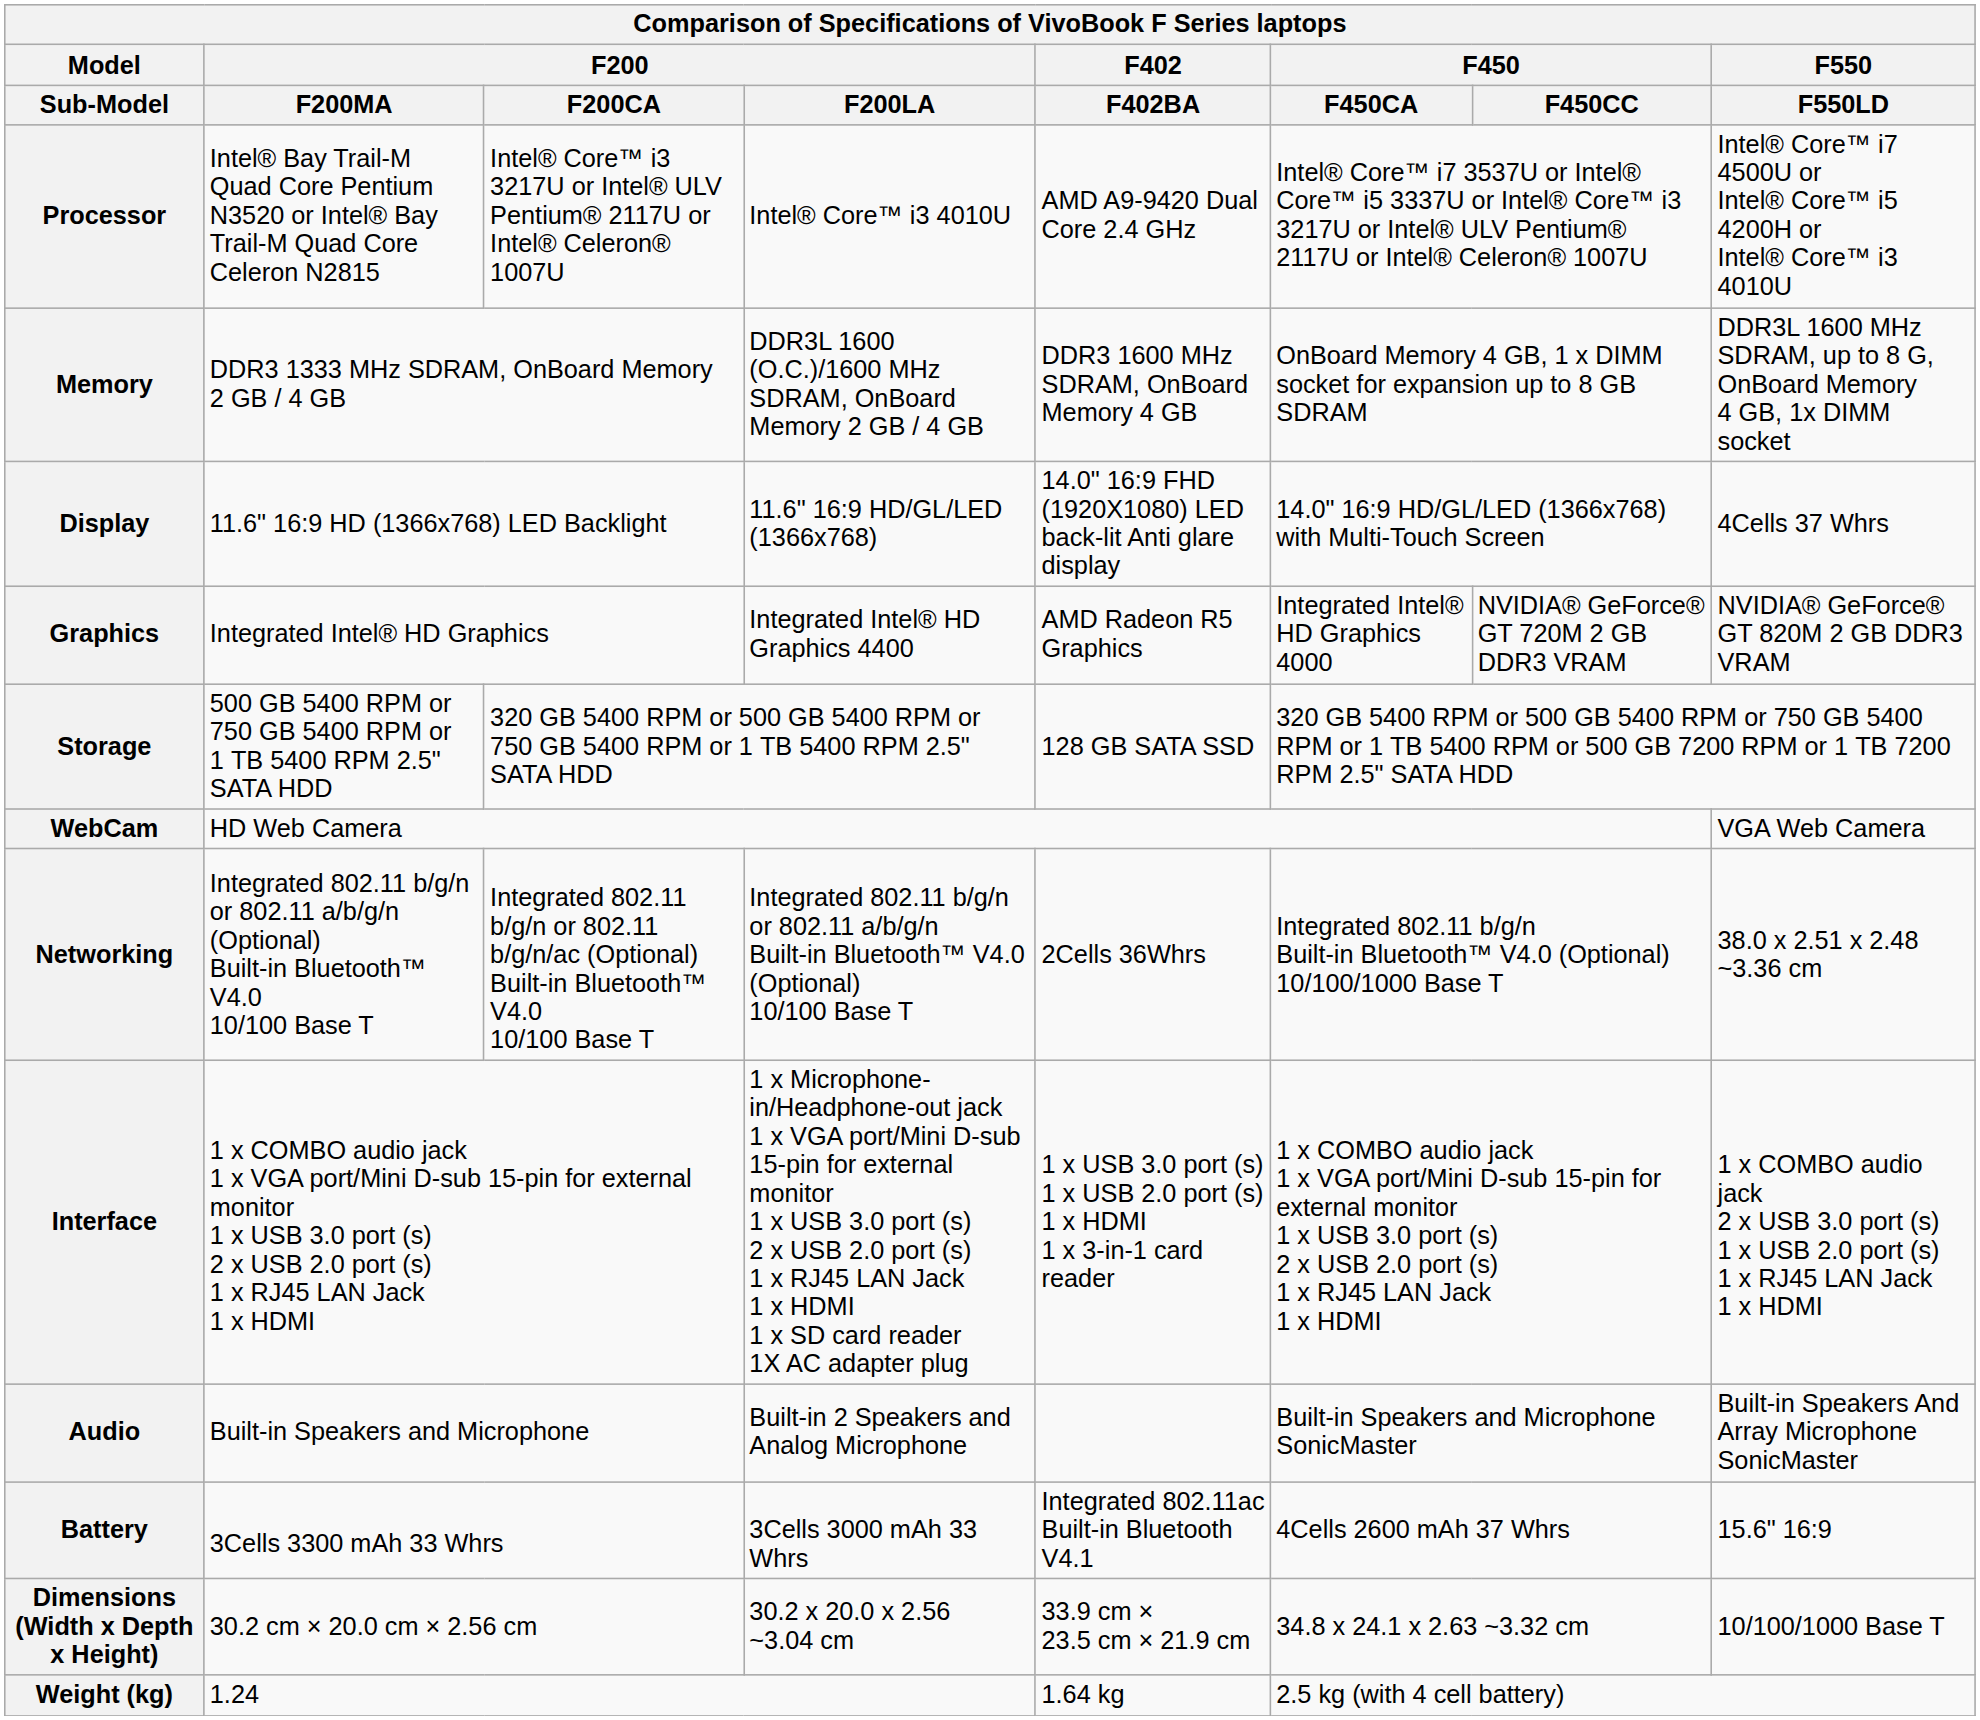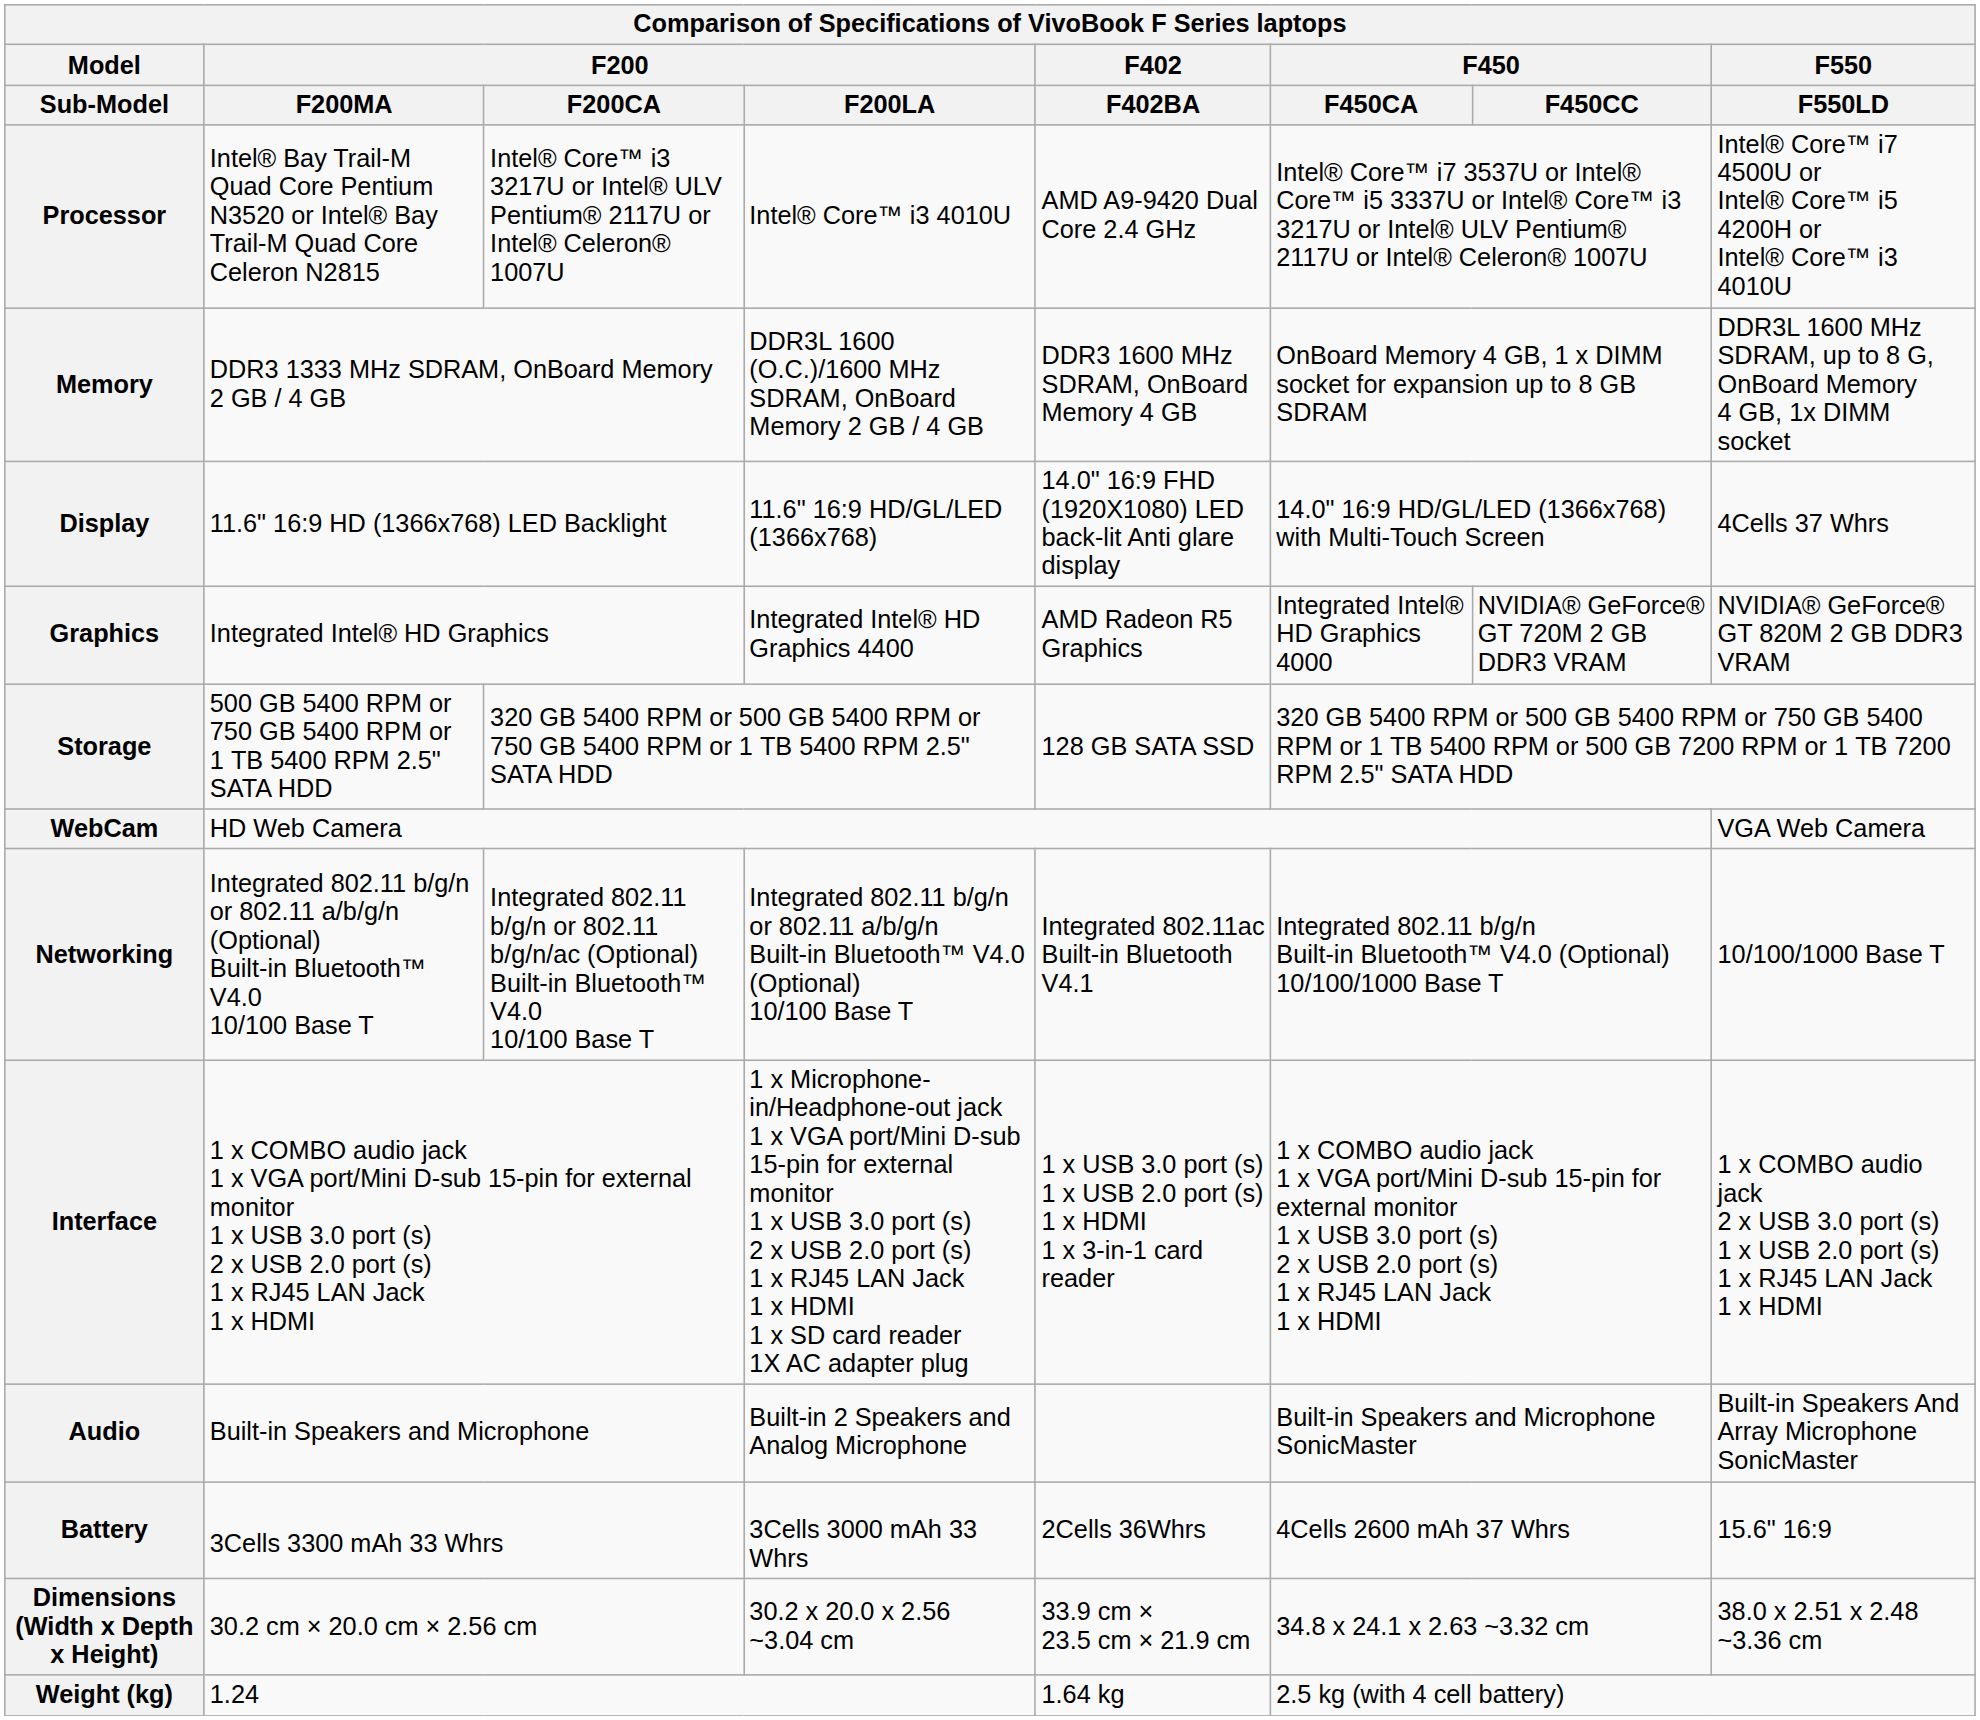(1124, 954) 2Cells 36Whrs -> (1153, 954) Integrated 802.11ac Built-in Bluetooth V4.1
(1818, 954) 38.0 x 2.51 x 2.48 ~3.36 cm -> (1831, 954) 10/100/1000 Base T
(1153, 1529) Integrated 802.11ac Built-in Bluetooth V4.1 -> (1124, 1529) 2Cells 36Whrs
(1831, 1626) 10/100/1000 Base T -> (1818, 1626) 38.0 x 2.51 x 2.48 ~3.36 cm
